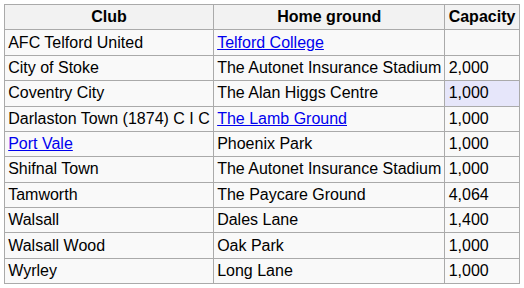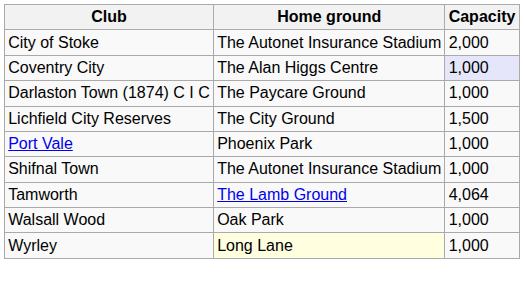- row: (76, 42)
(282, 118) The Lamb Ground -> (291, 93) The Paycare Ground
+ row: (90, 118)
(291, 194) The Paycare Ground -> (282, 194) The Lamb Ground
- row: (34, 220)
(255, 270) no background -> (255, 245) lightyellow background
